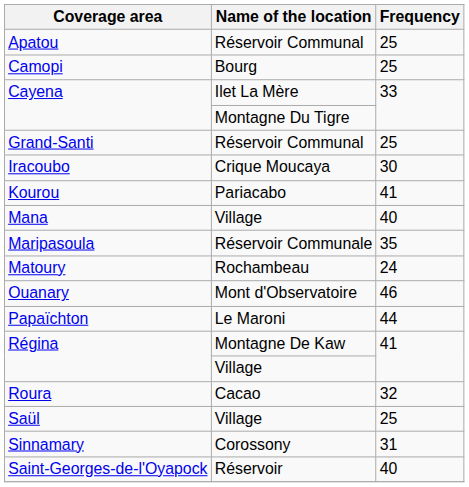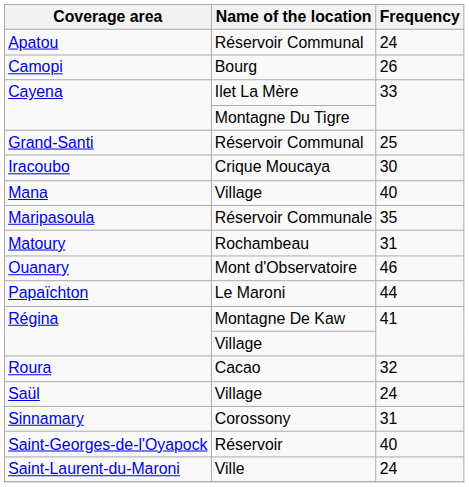(388, 42) 25 -> (388, 42) 24
(388, 67) 25 -> (388, 67) 26
- row: (34, 192)
(388, 268) 24 -> (388, 243) 31
(388, 419) 25 -> (388, 393) 24
+ row: (94, 469)
